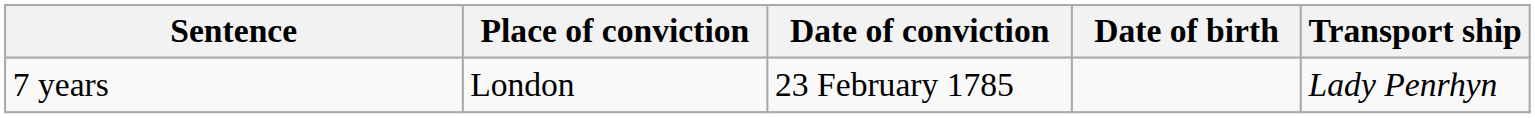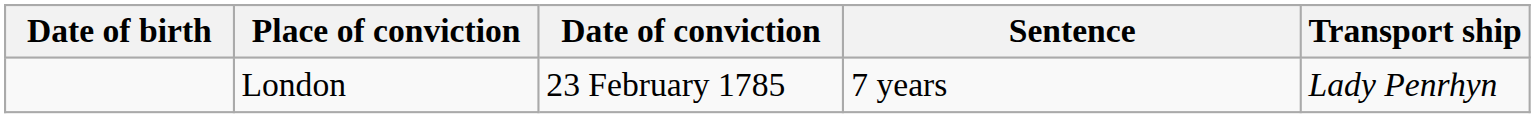columns swapped: (1187, 31) <-> (234, 31)
